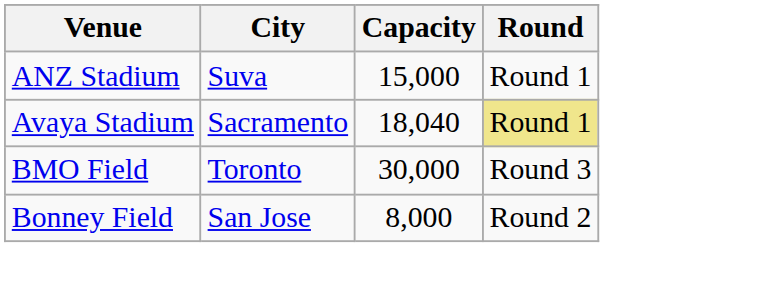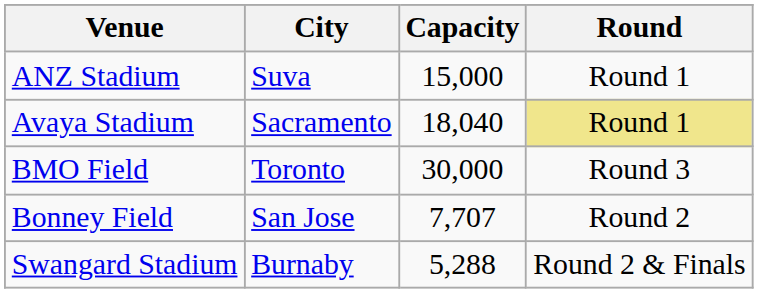(419, 216) 8,000 -> (462, 216) 7,707
+ row: (125, 264)
